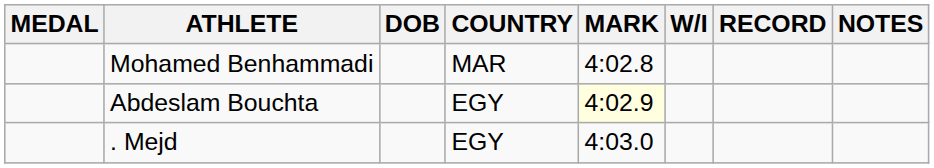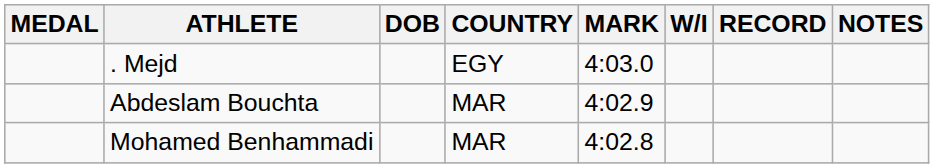rows swapped: (242, 63) <-> (144, 142)
(478, 102) EGY -> (479, 102) MAR
(619, 102) lightyellow background -> (619, 102) no background
